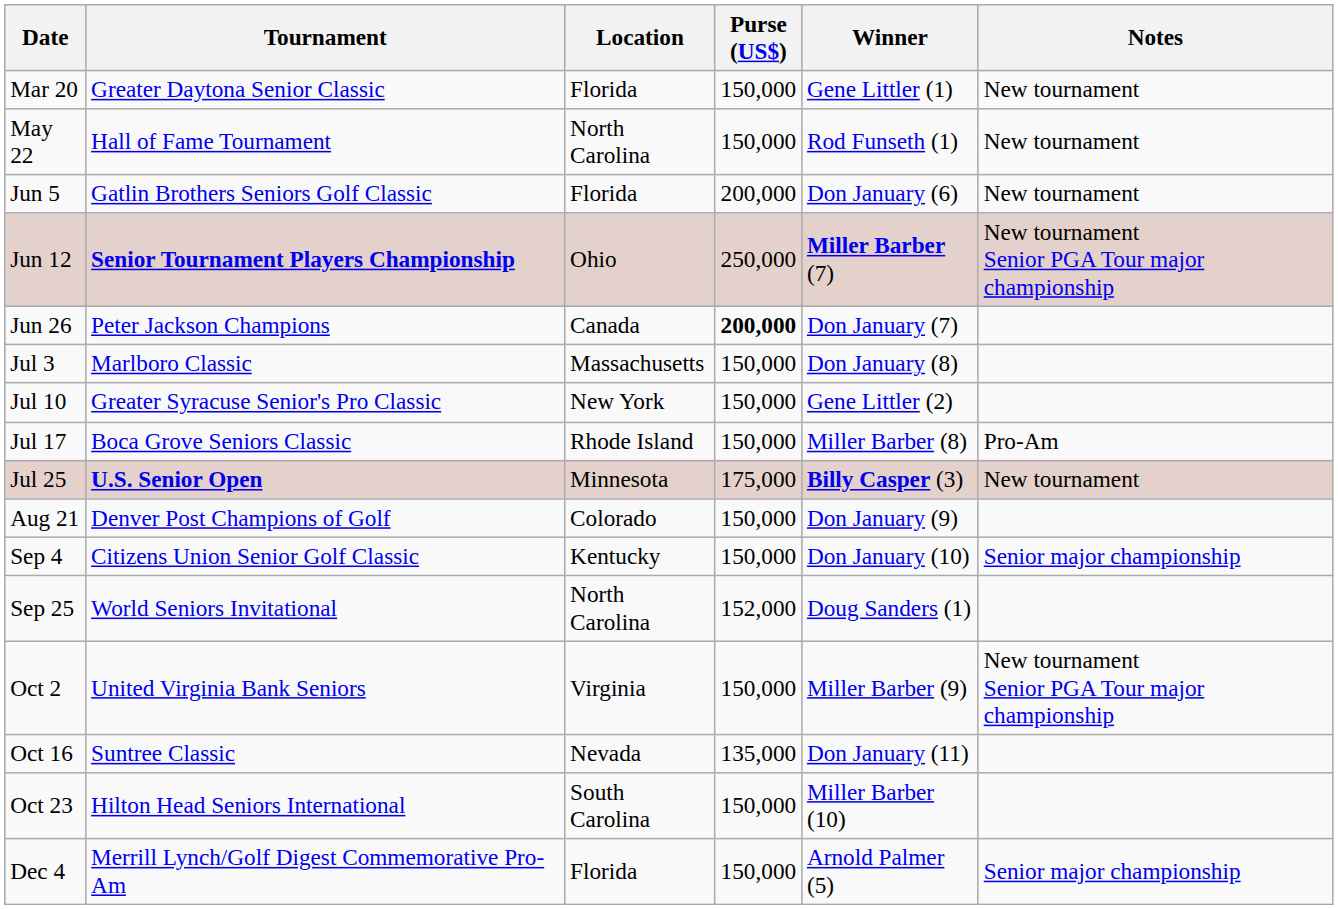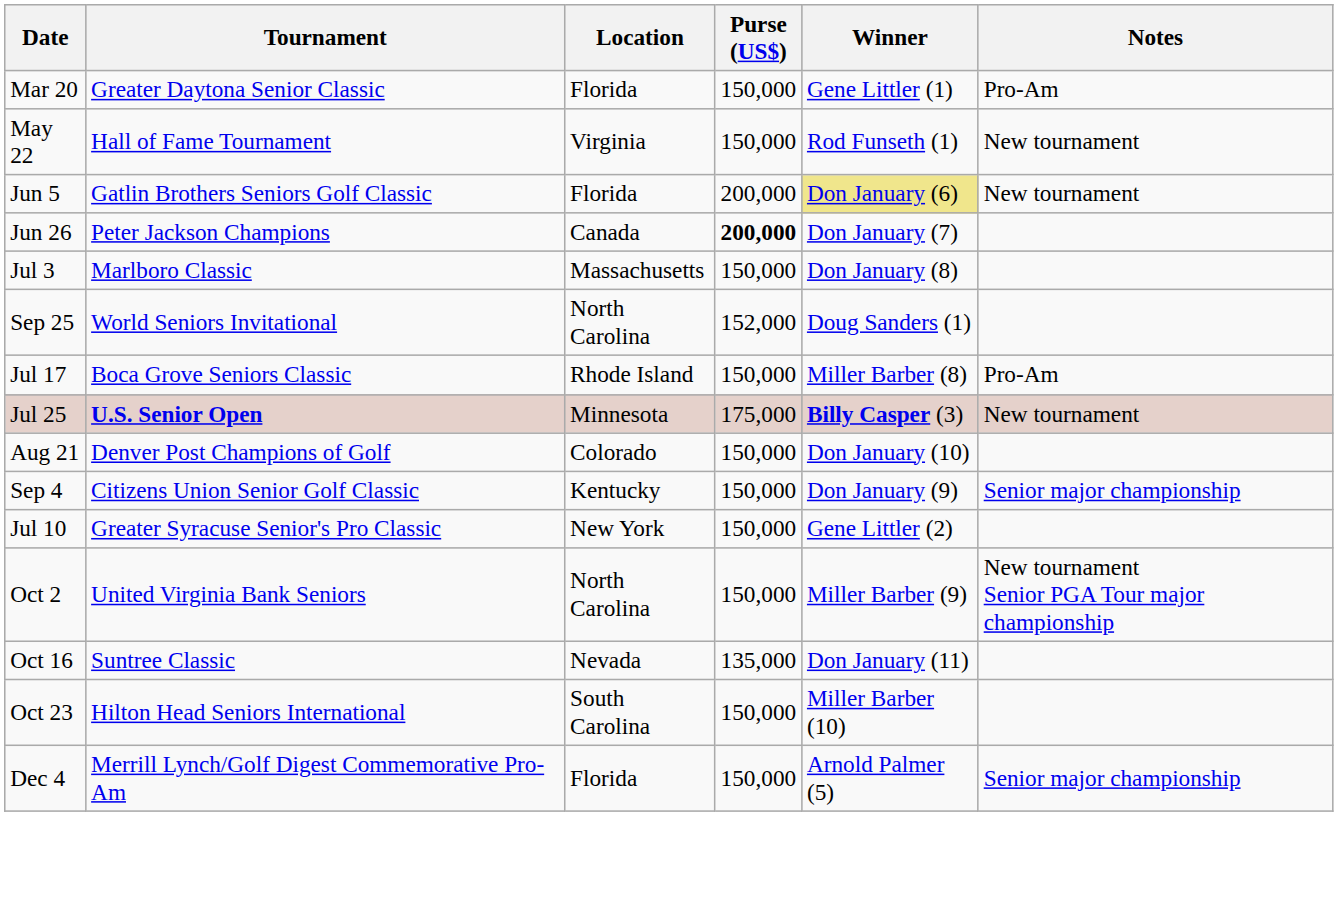(1061, 89) New tournament -> (1021, 89) Pro-Am
(610, 141) North Carolina -> (608, 141) Virginia
(882, 193) no background -> (882, 193) khaki background
- row: (41, 259)
rows swapped: (38, 402) <-> (42, 607)
(882, 517) Don January (9) -> (888, 451) Don January (10)
(888, 555) Don January (10) -> (882, 489) Don January (9)
(608, 687) Virginia -> (610, 594) North Carolina
